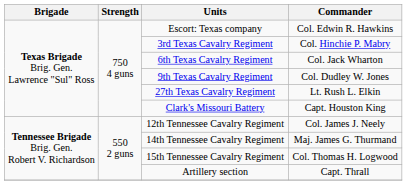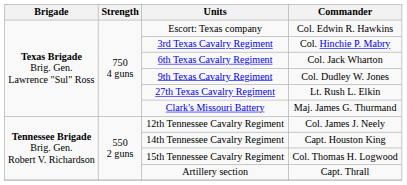(345, 108) Capt. Houston King -> (345, 108) Maj. James G. Thurmand
(345, 140) Maj. James G. Thurmand -> (345, 140) Capt. Houston King
